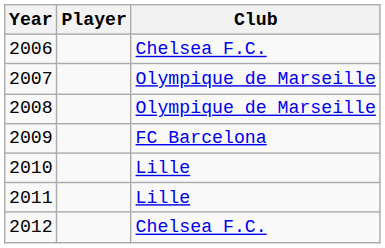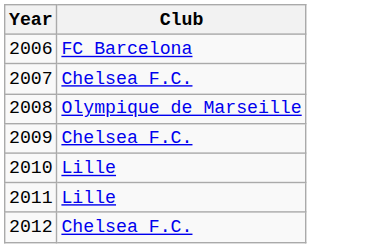- column: (94, 20)
(201, 49) Chelsea F.C. -> (127, 49) FC Barcelona
(256, 79) Olympique de Marseille -> (127, 79) Chelsea F.C.
(201, 138) FC Barcelona -> (127, 138) Chelsea F.C.
